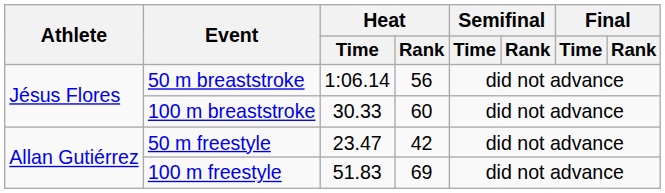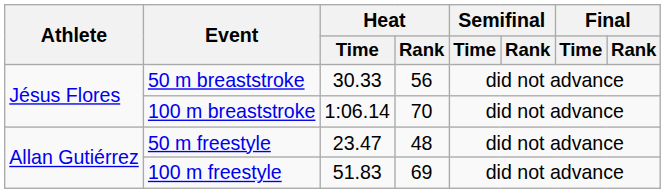(357, 81) 1:06.14 -> (357, 81) 30.33
(357, 112) 30.33 -> (357, 112) 1:06.14
(422, 112) 60 -> (422, 112) 70
(422, 143) 42 -> (422, 143) 48
